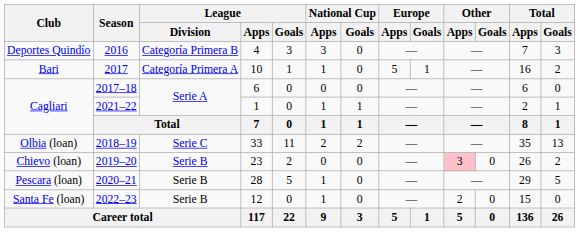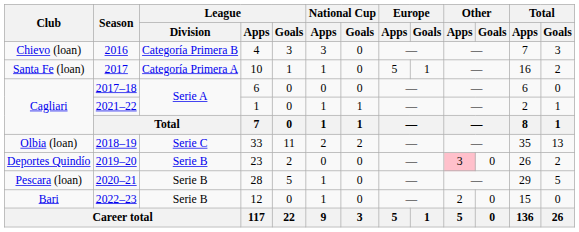(49, 50) Deportes Quindío -> (49, 50) Chievo (loan)
(49, 69) Bari -> (49, 69) Santa Fe (loan)
(49, 161) Chievo (loan) -> (49, 161) Deportes Quindío
(49, 198) Santa Fe (loan) -> (49, 198) Bari
